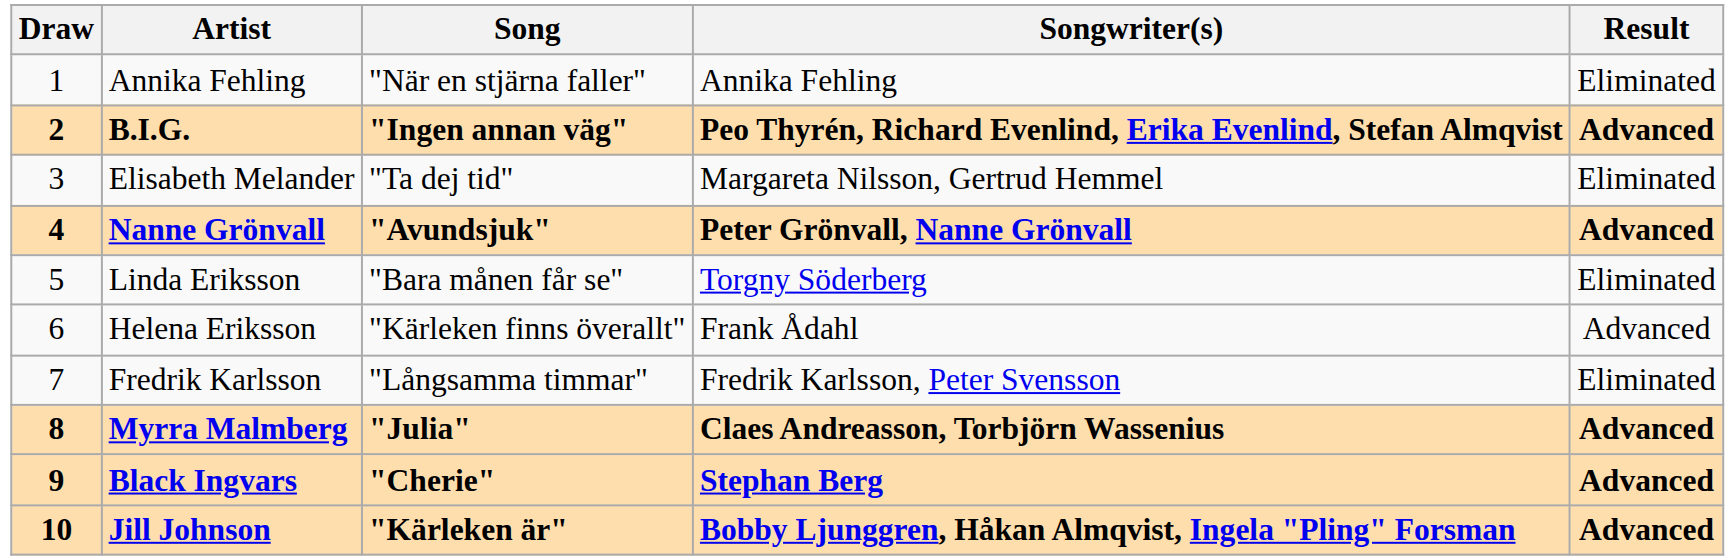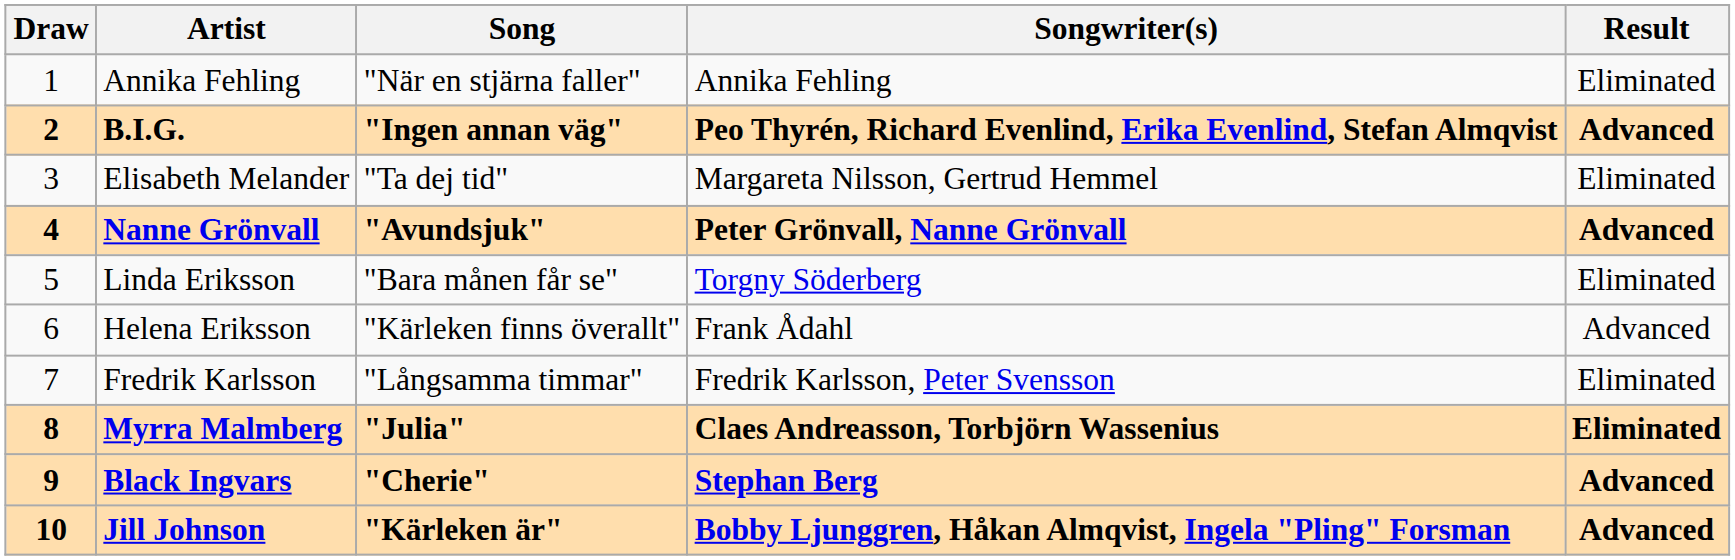(1647, 429) Advanced -> (1646, 429) Eliminated
